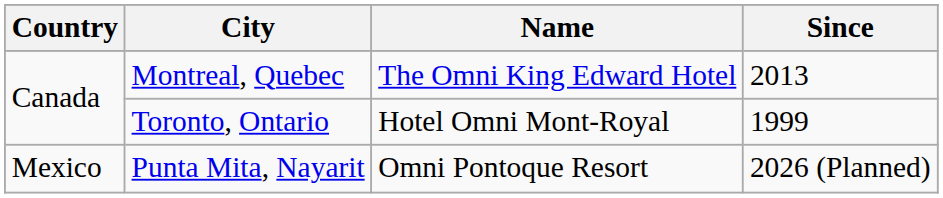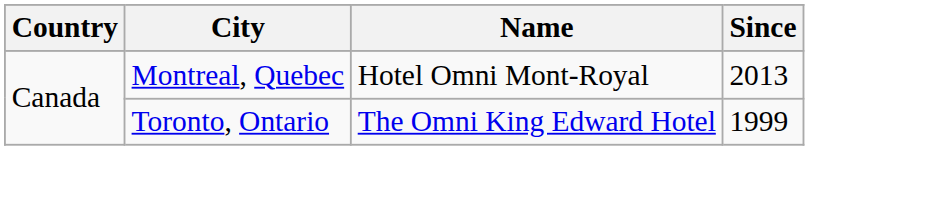(557, 74) The Omni King Edward Hotel -> (503, 74) Hotel Omni Mont-Royal
(524, 121) Hotel Omni Mont-Royal -> (537, 121) The Omni King Edward Hotel
- row: (248, 167)
